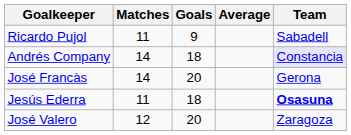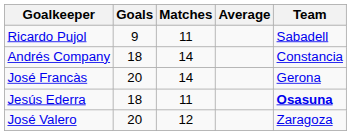columns swapped: (194, 15) <-> (143, 15)
(310, 57) lavender background -> (310, 57) no background
